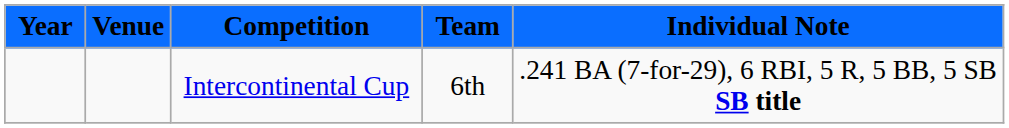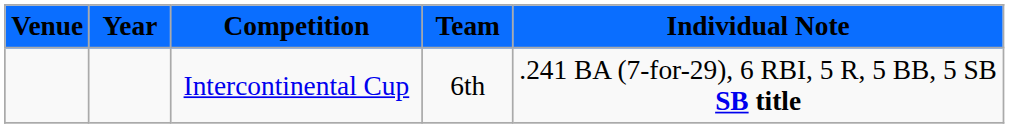columns swapped: (45, 26) <-> (128, 26)
